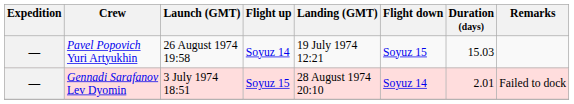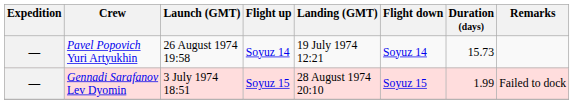(405, 51) Soyuz 15 -> (405, 51) Soyuz 14
(481, 51) 15.03 -> (481, 51) 15.73
(405, 83) Soyuz 14 -> (405, 83) Soyuz 15
(484, 83) 2.01 -> (484, 83) 1.99
